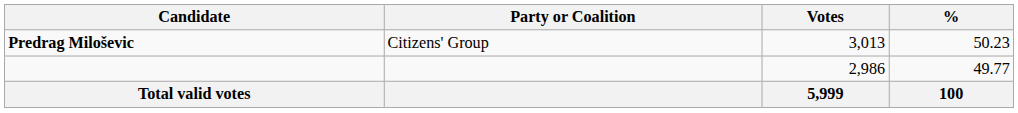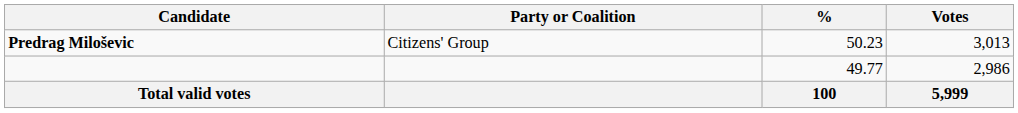columns swapped: (825, 17) <-> (951, 17)
